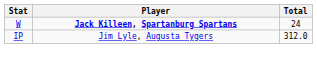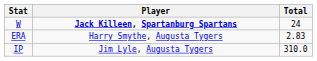+ row: (18, 37)
(296, 37) 312.0 -> (296, 50) 310.0
